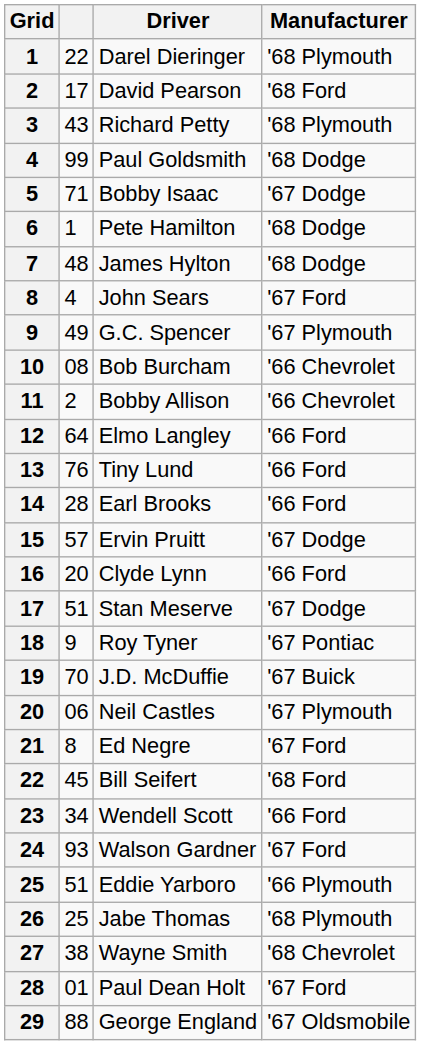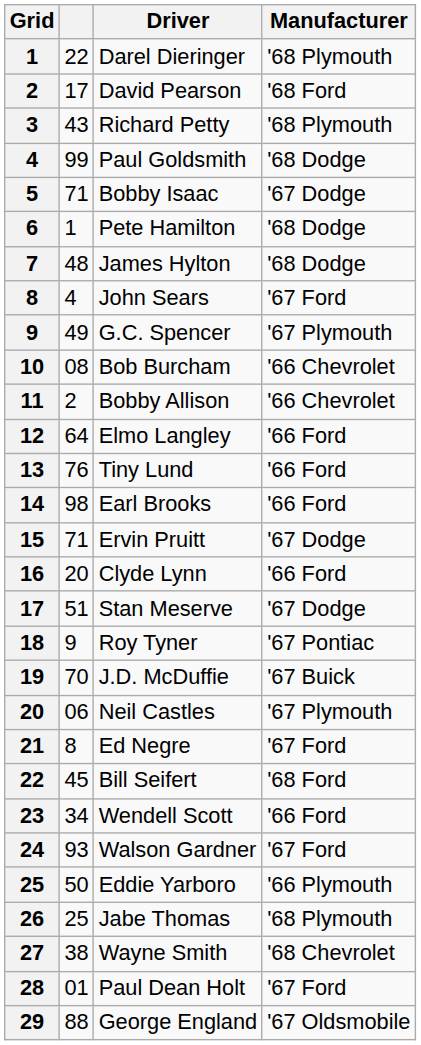(77, 504) 28 -> (77, 504) 98
(77, 539) 57 -> (77, 539) 71
(77, 884) 51 -> (77, 884) 50
